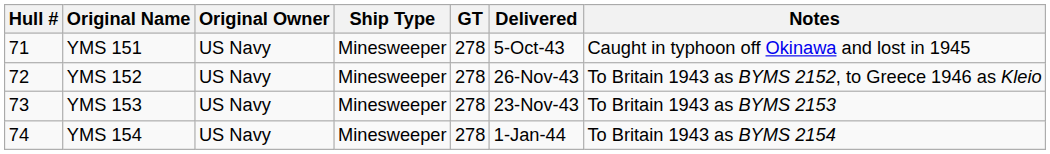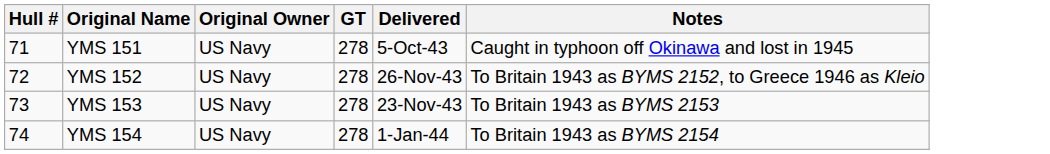- column: (392, 18)
